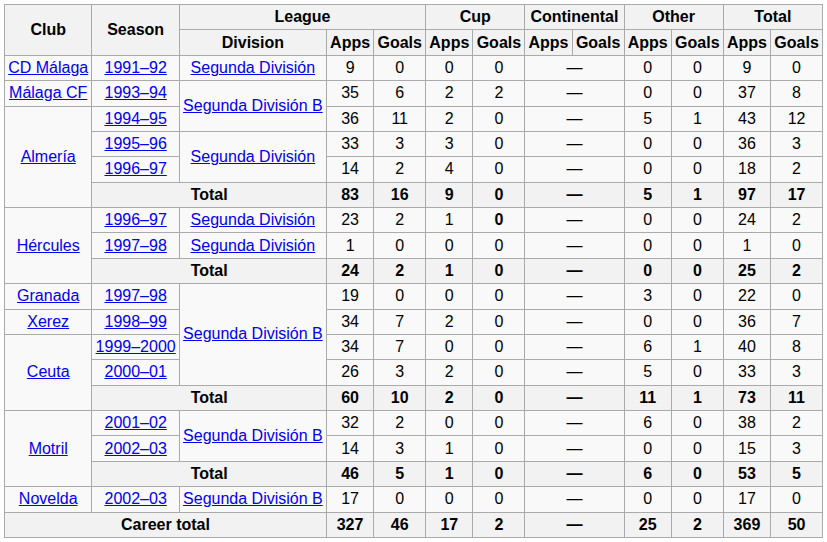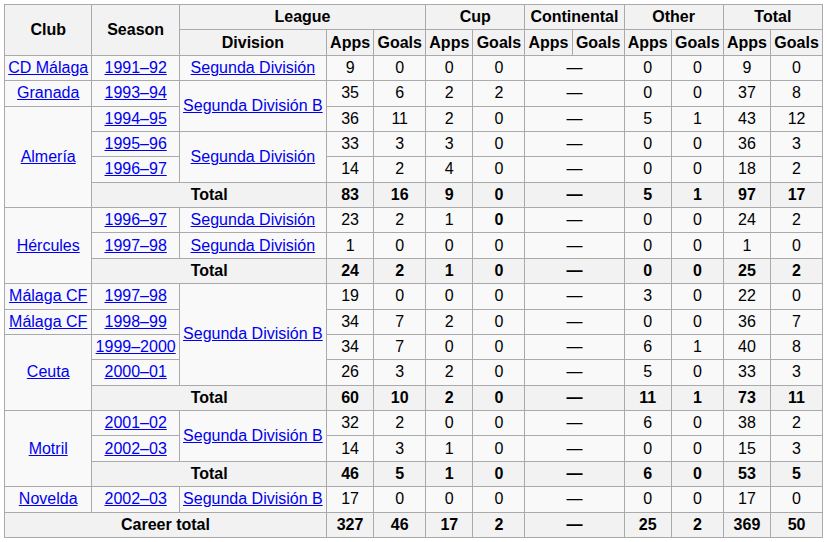(48, 93) Málaga CF -> (48, 93) Granada
(48, 296) Granada -> (48, 296) Málaga CF
(48, 321) Xerez -> (48, 321) Málaga CF
